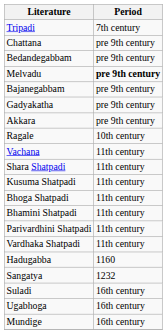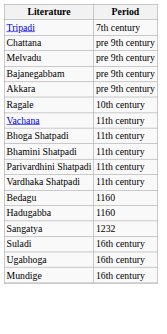- row: (39, 58)
(128, 74) bold -> (125, 58) normal
- row: (30, 105)
- row: (36, 167)
- row: (41, 182)
+ row: (21, 197)
